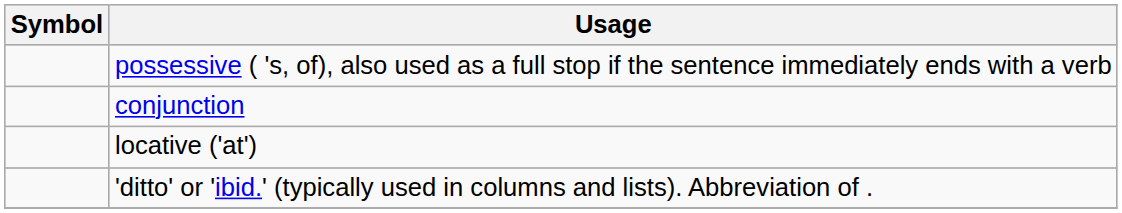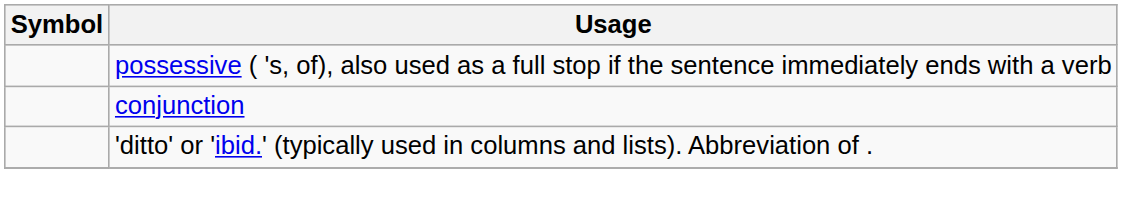- row: (186, 146)
